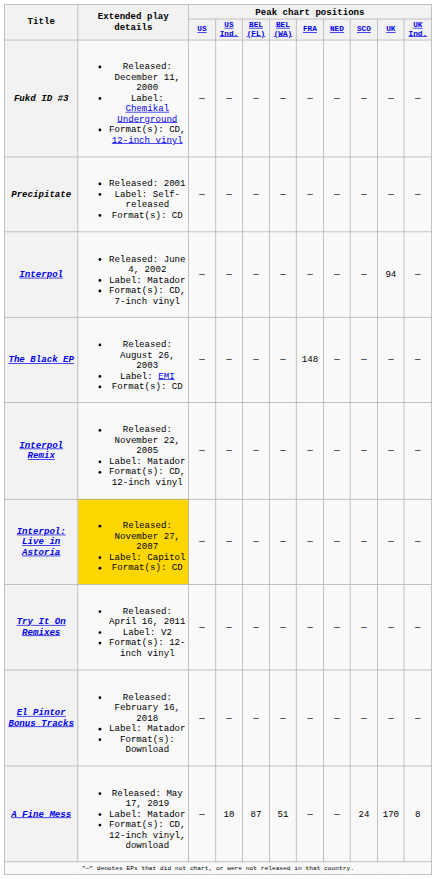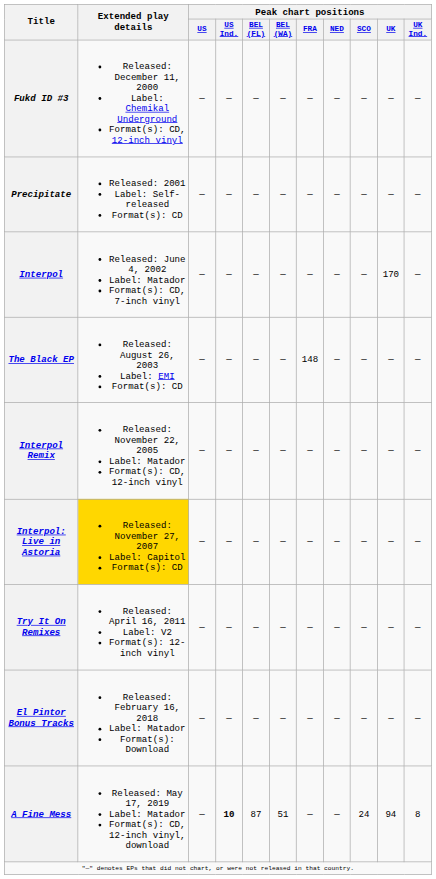(391, 275) 94 -> (391, 275) 170
(229, 814) normal -> (229, 814) bold
(391, 814) 170 -> (391, 814) 94
